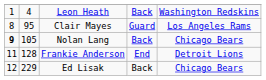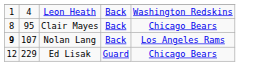(142, 26) Guard -> (116, 26) Back
(209, 26) Los Angeles Rams -> (183, 26) Chicago Bears
(29, 40) 105 -> (29, 40) 107
(209, 40) Chicago Bears -> (183, 40) Los Angeles Rams
- row: (83, 54)
(142, 68) Back -> (116, 54) Guard
